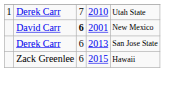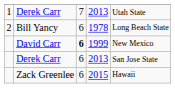(98, 12) 2010 -> (98, 12) 2013
+ row: (9, 28)
(98, 28) 2001 -> (98, 43) 1999
